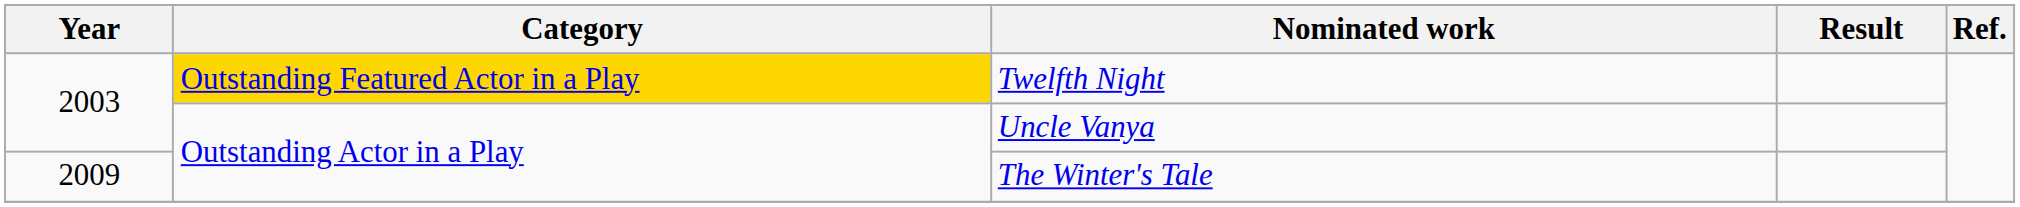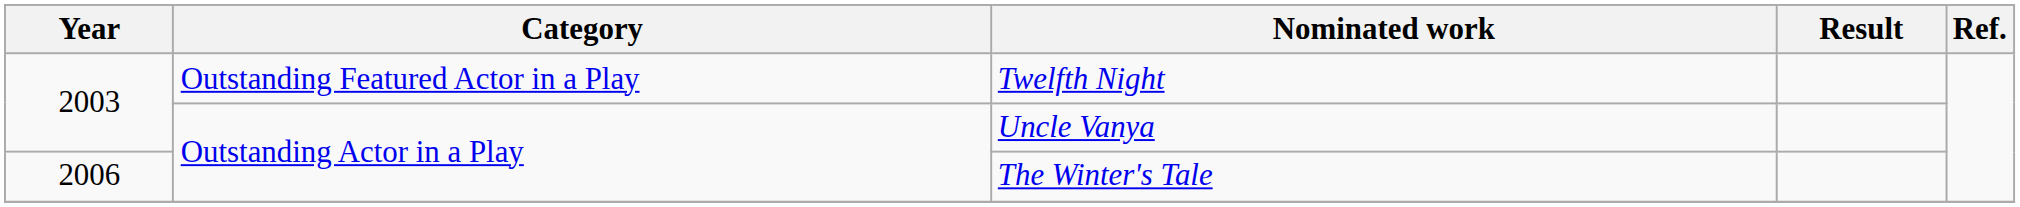(410, 77) gold background -> (410, 77) no background
(89, 175) 2009 -> (89, 175) 2006
